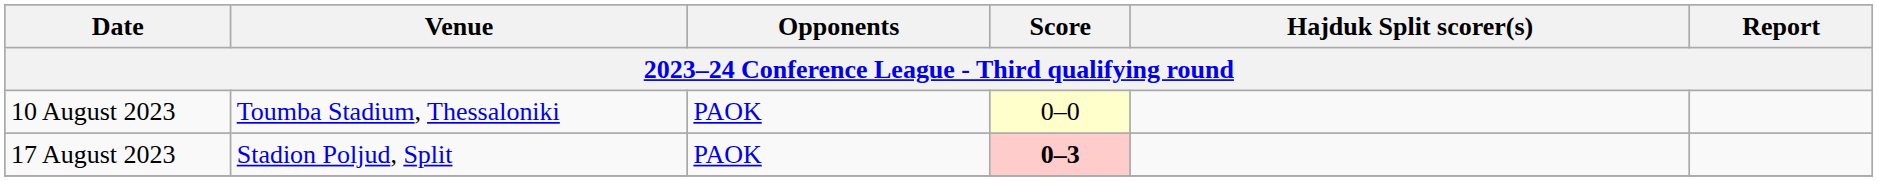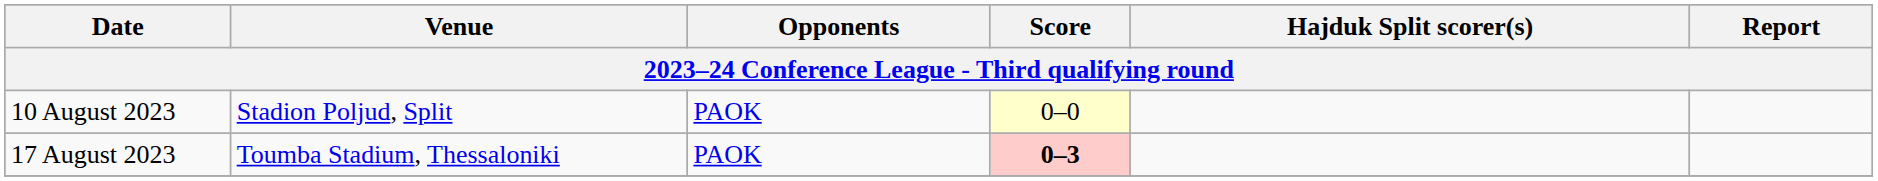(398, 111) Toumba Stadium, Thessaloniki -> (345, 111) Stadion Poljud, Split
(345, 154) Stadion Poljud, Split -> (398, 154) Toumba Stadium, Thessaloniki
